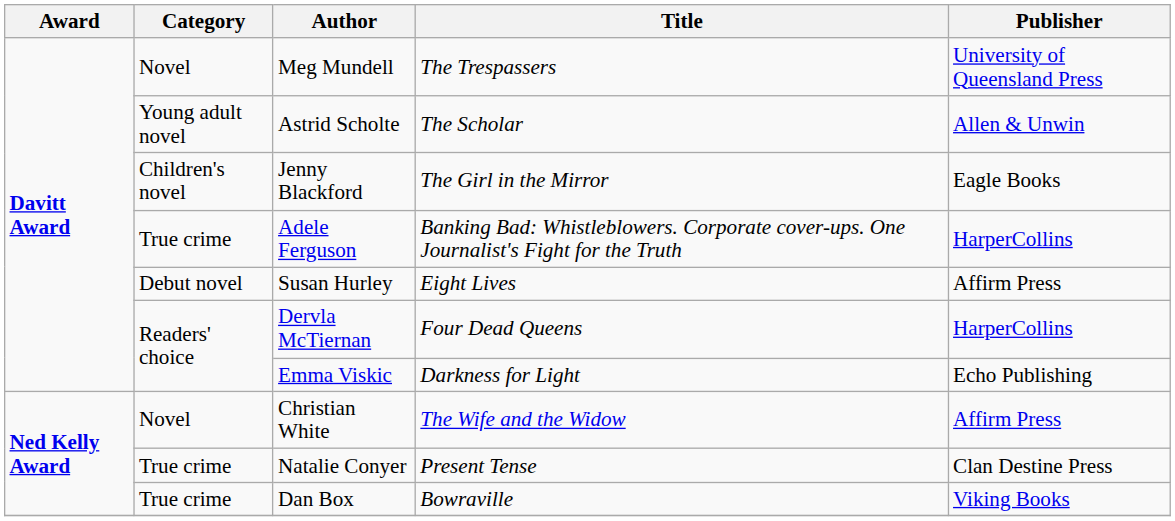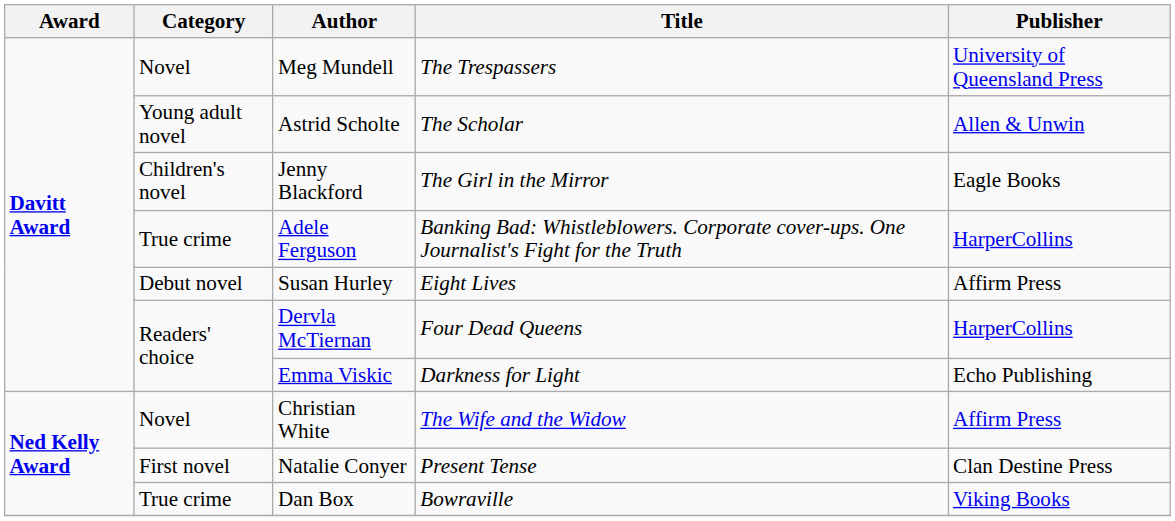(185, 465) True crime -> (184, 465) First novel
